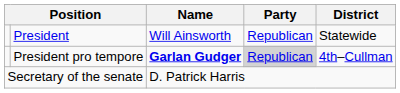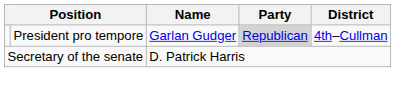- row: (41, 35)
(195, 56) bold -> (193, 35) normal
